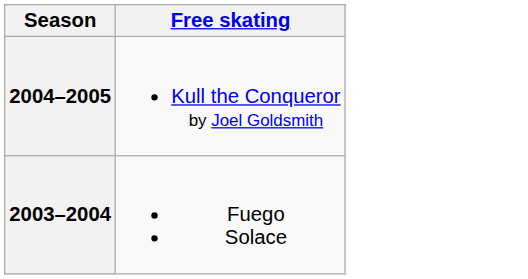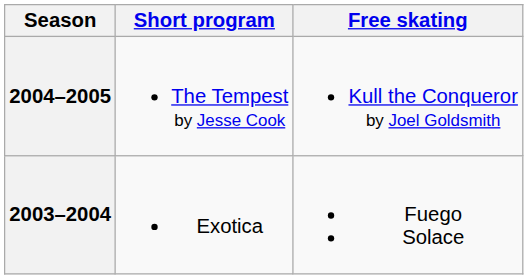+ column: (204, 20)
